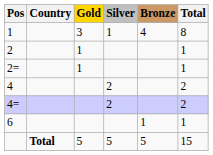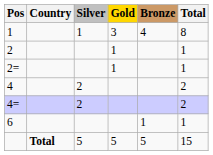columns swapped: (89, 13) <-> (121, 13)
